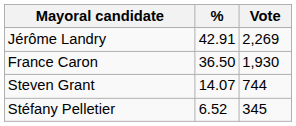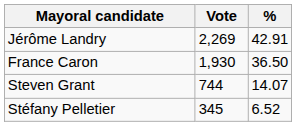columns swapped: (265, 16) <-> (217, 16)
